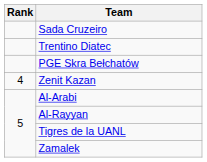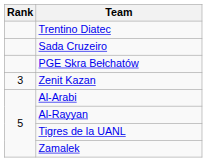rows swapped: (75, 47) <-> (73, 30)
(20, 81) 4 -> (20, 81) 3
